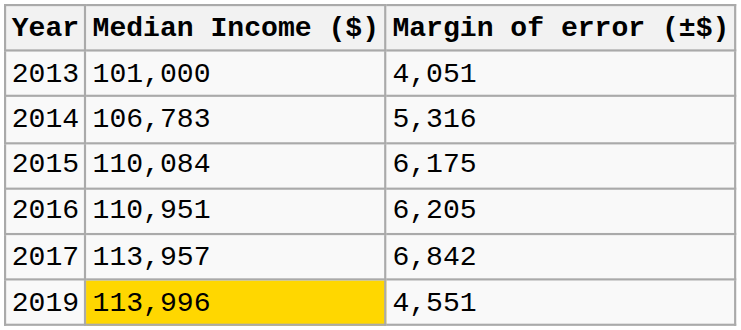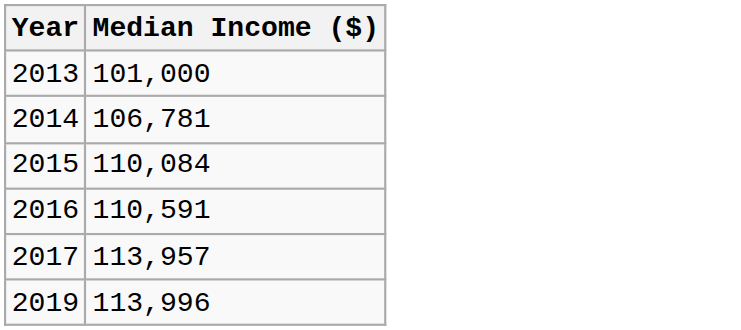- column: (561, 28)
(152, 119) 106,783 -> (152, 119) 106,781
(152, 211) 110,951 -> (152, 211) 110,591
(152, 303) gold background -> (152, 303) no background
